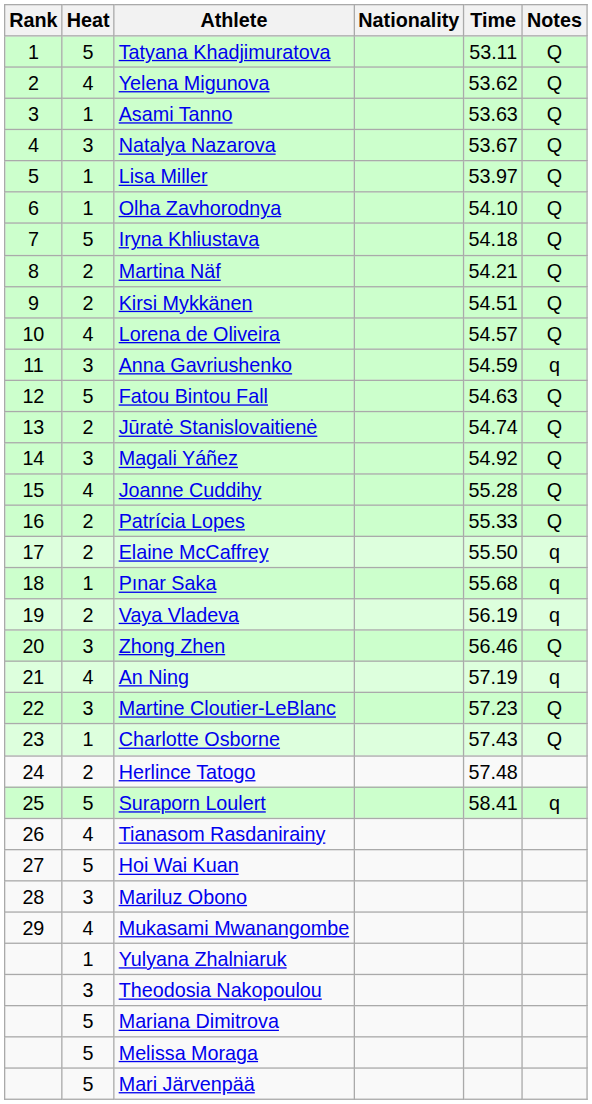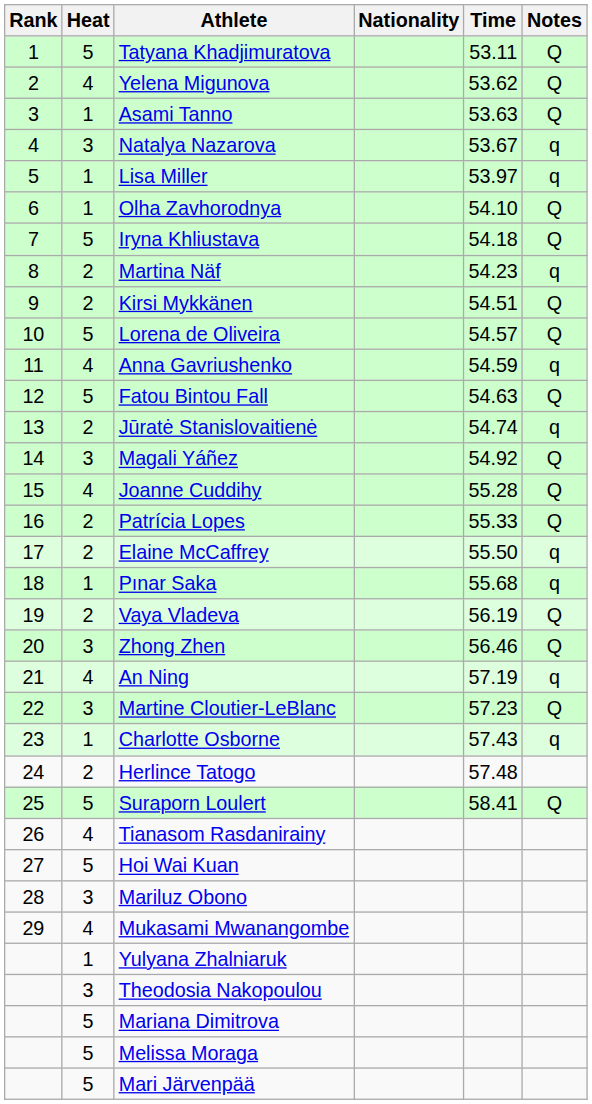(554, 146) Q -> (554, 146) q
(554, 177) Q -> (554, 177) q
(493, 271) 54.21 -> (493, 271) 54.23
(554, 271) Q -> (554, 271) q
(88, 333) 4 -> (88, 333) 5
(88, 365) 3 -> (88, 365) 4
(554, 427) Q -> (554, 427) q
(554, 615) q -> (554, 615) Q
(554, 740) Q -> (554, 740) q
(554, 803) q -> (554, 803) Q
